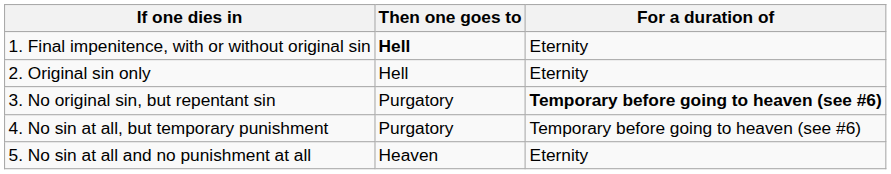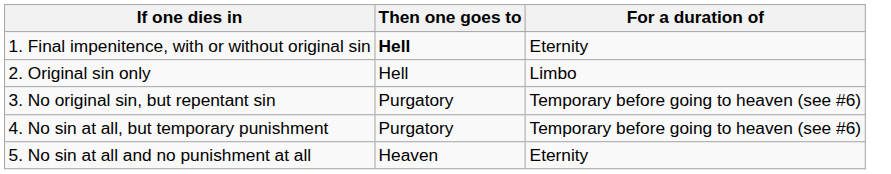(559, 73) Eternity -> (553, 73) Limbo
(706, 100) bold -> (695, 100) normal
